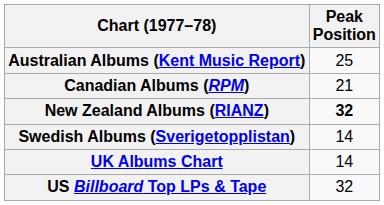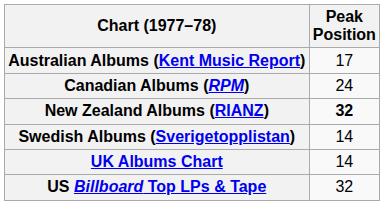(344, 60) 25 -> (344, 60) 17
(344, 85) 21 -> (344, 85) 24
